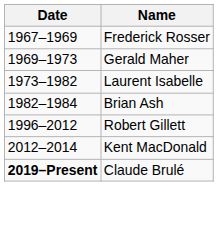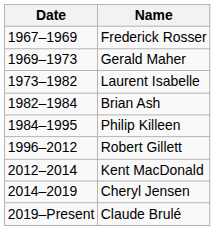+ row: (141, 125)
+ row: (145, 192)
(53, 170) bold -> (51, 214) normal
